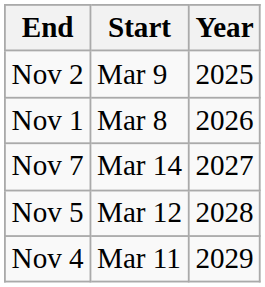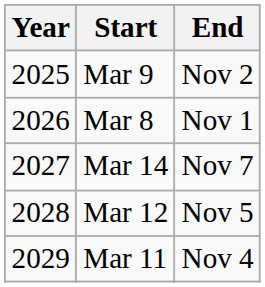columns swapped: (224, 27) <-> (48, 27)
